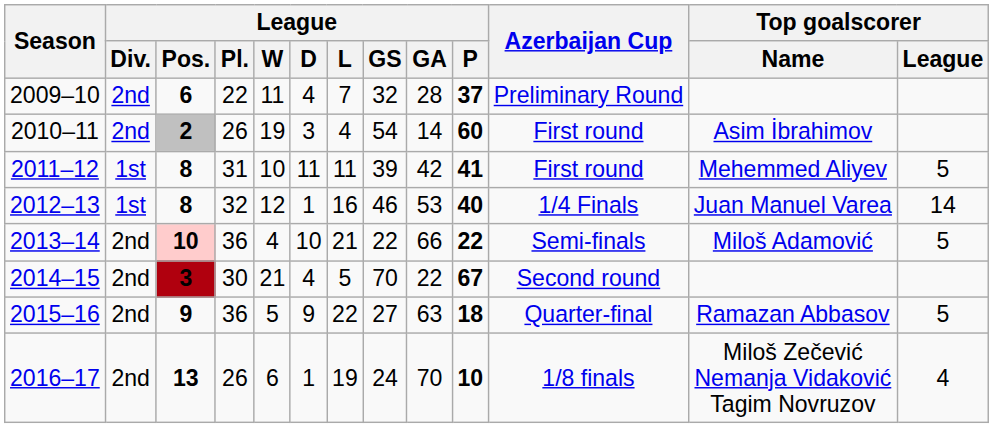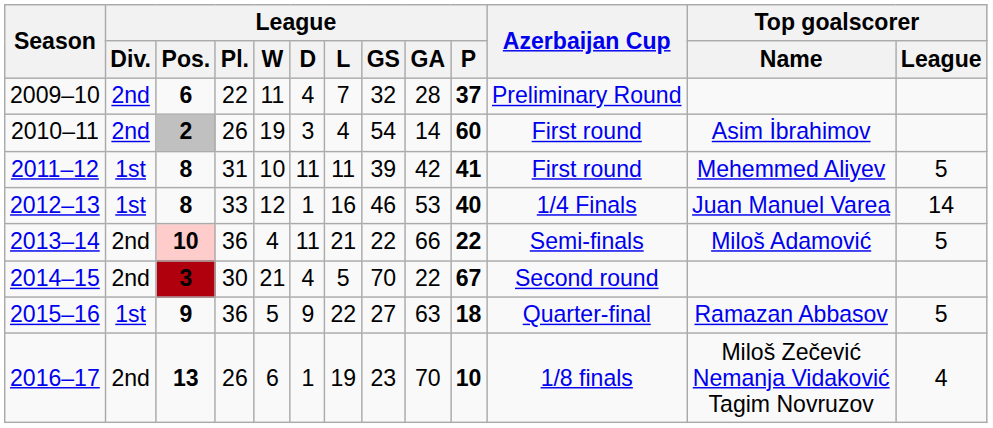(235, 205) 32 -> (235, 205) 33
(309, 242) 10 -> (308, 242) 11
(131, 315) 2nd -> (131, 315) 1st
(385, 377) 24 -> (383, 377) 23
